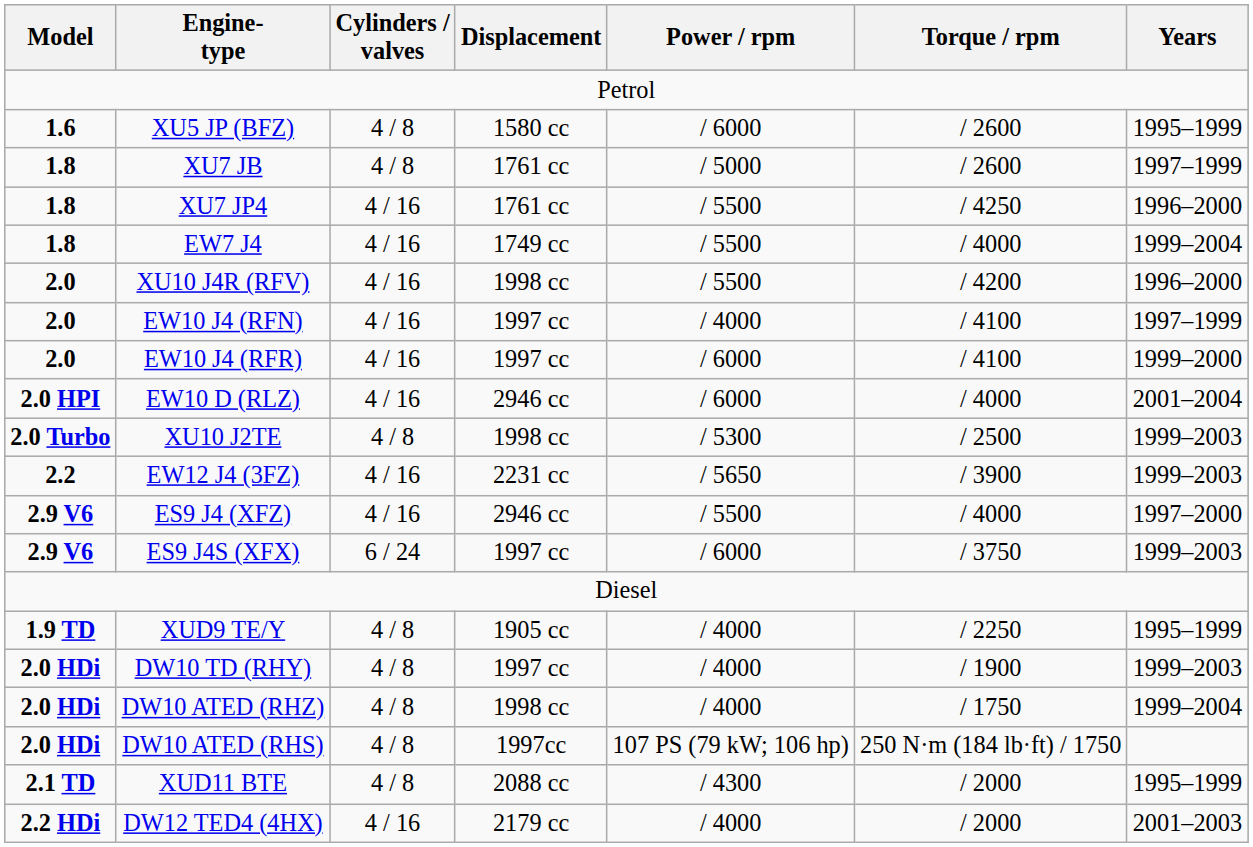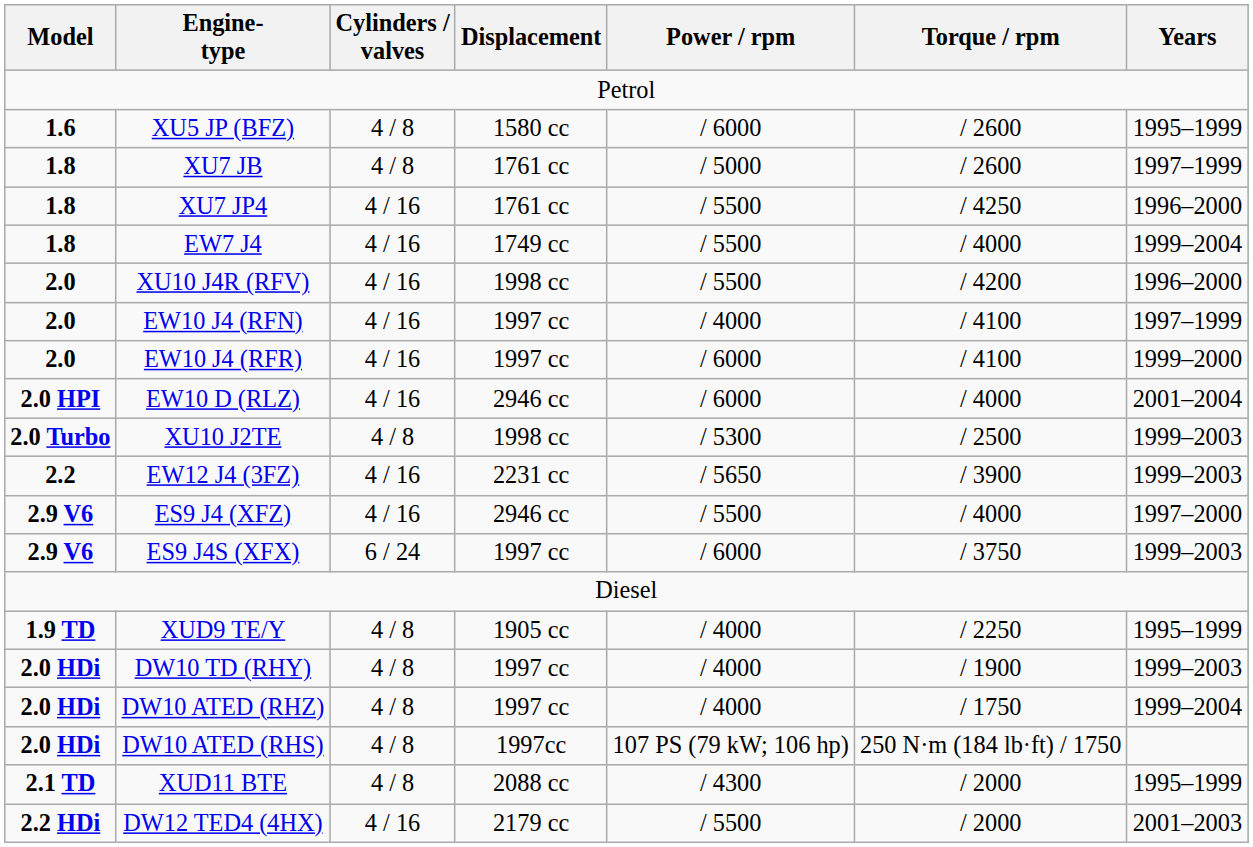(531, 706) 1998 cc -> (531, 706) 1997 cc
(731, 822) / 4000 -> (731, 822) / 5500
